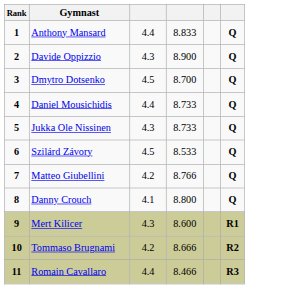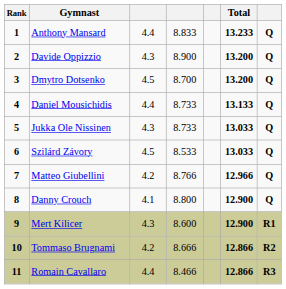+ column: (239, 12)
